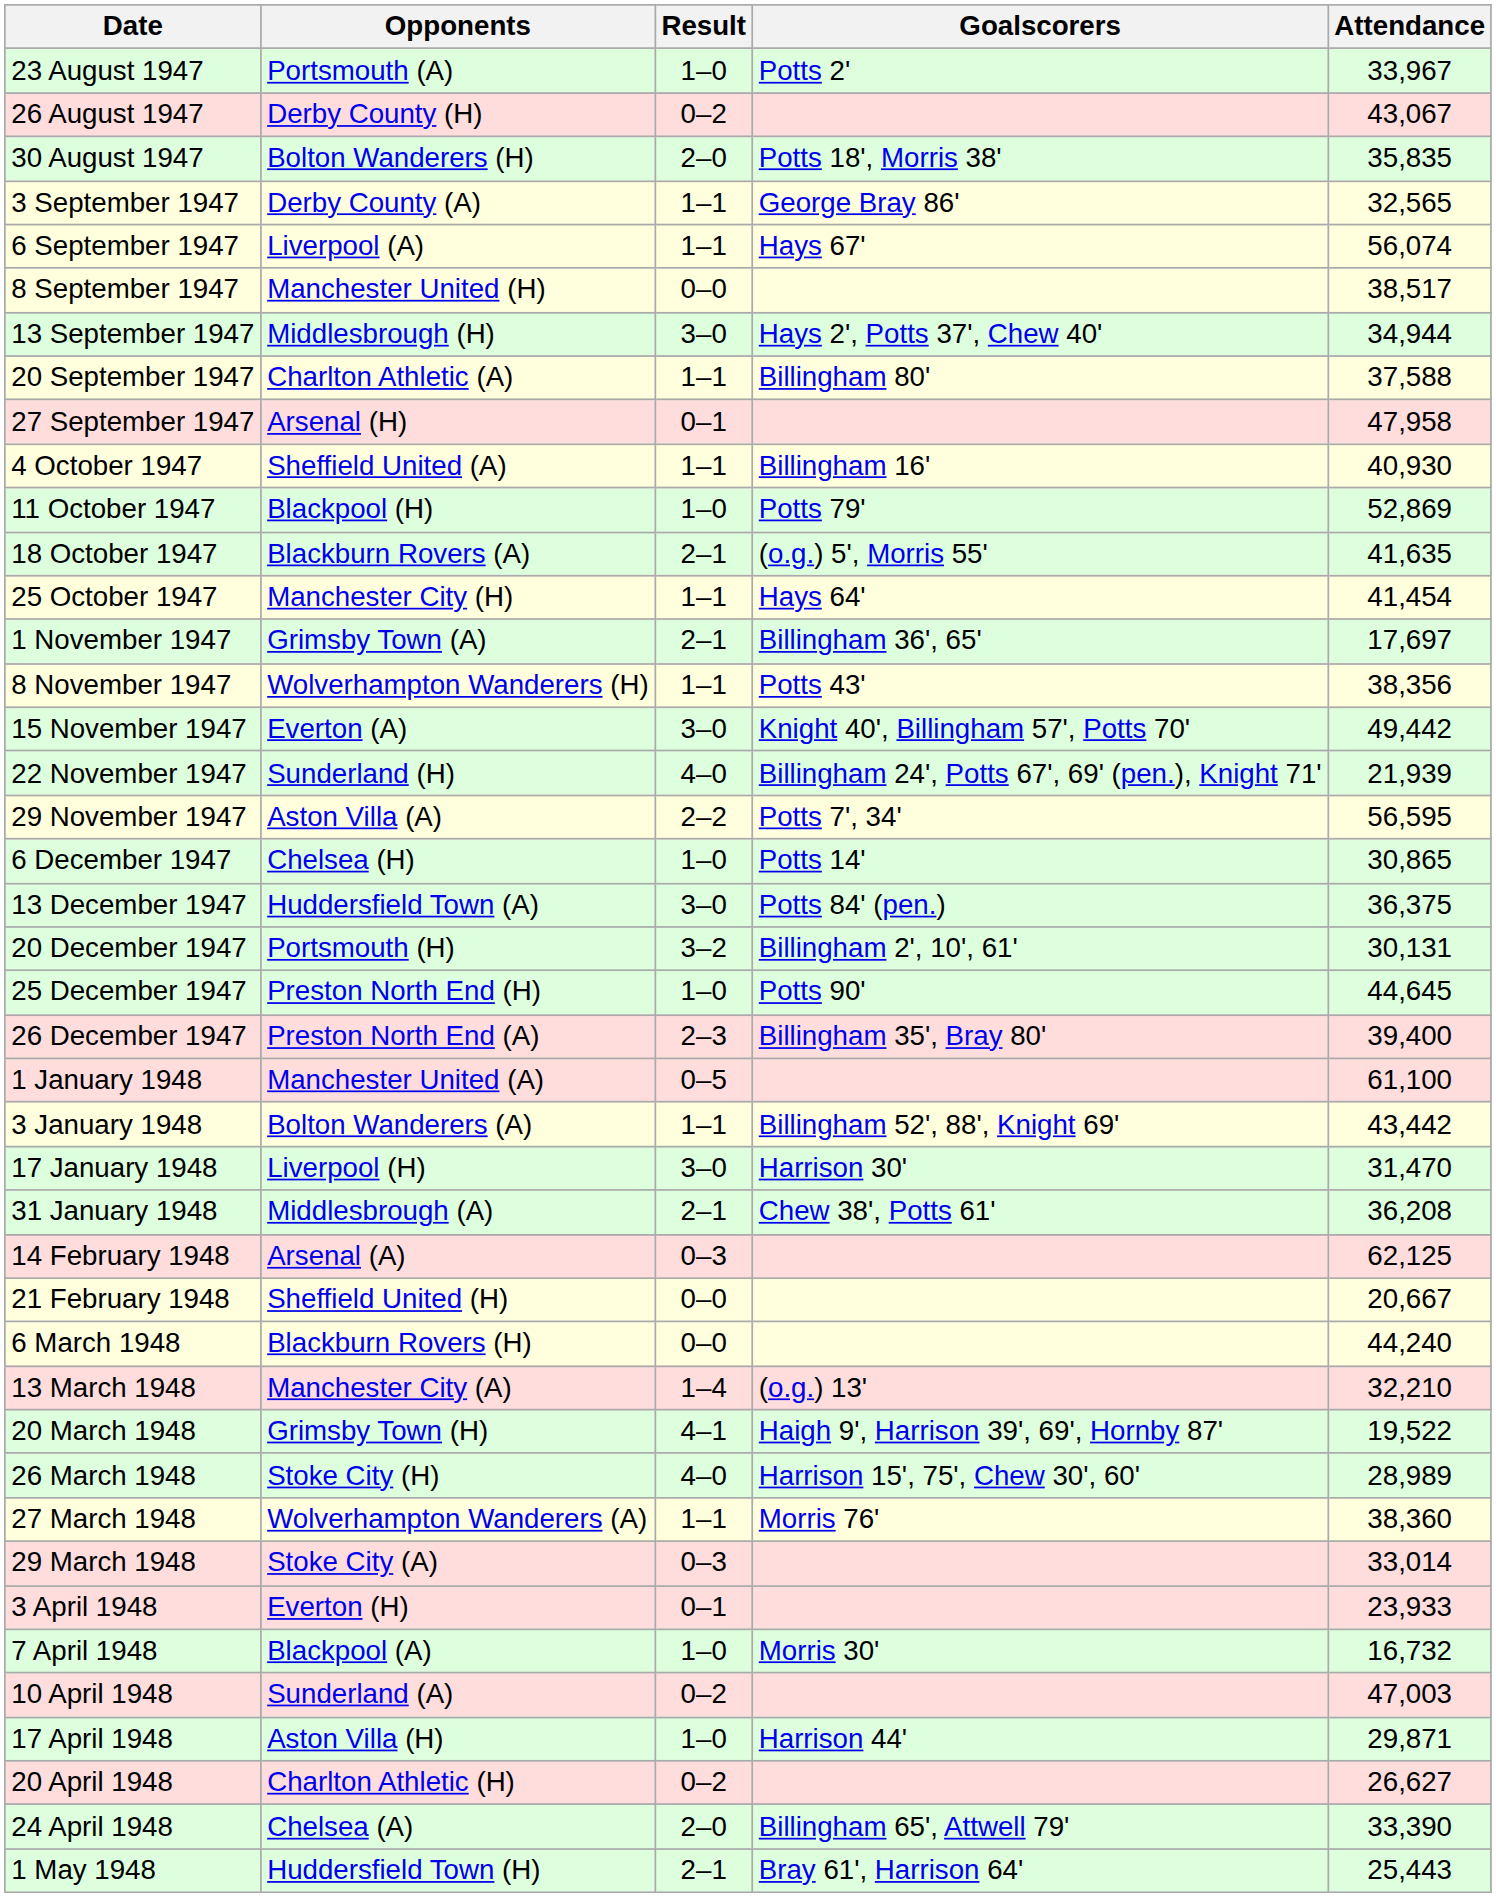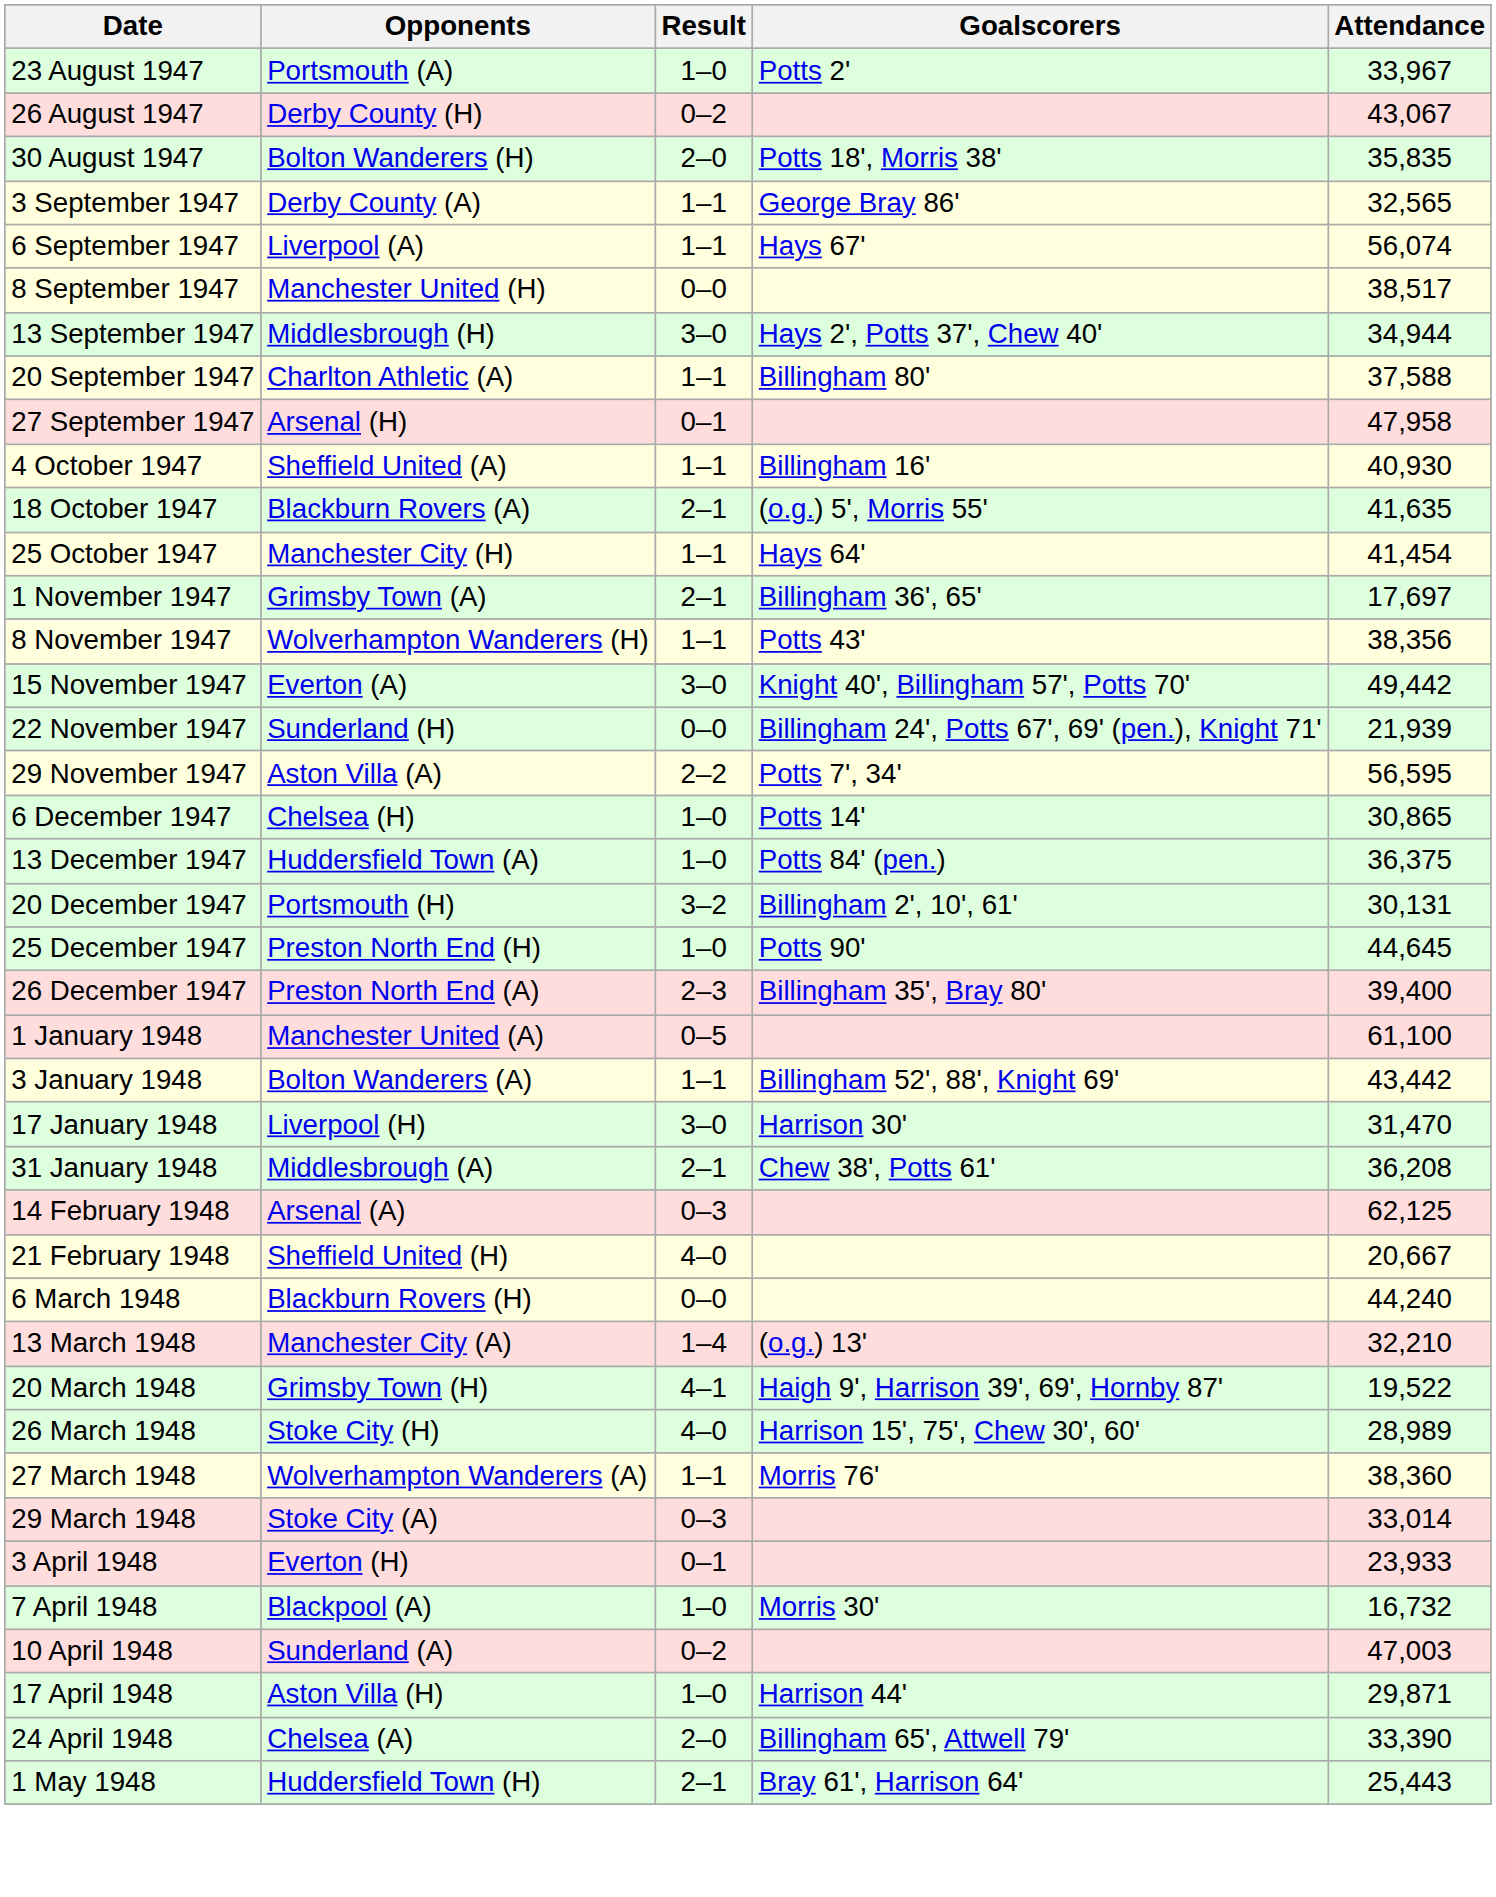- row: (113, 509)
(704, 772) 4–0 -> (704, 728) 0–0
(704, 904) 3–0 -> (704, 860) 1–0
(704, 1299) 0–0 -> (704, 1255) 4–0
- row: (92, 1782)
